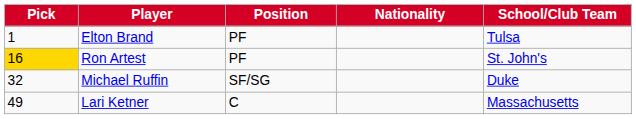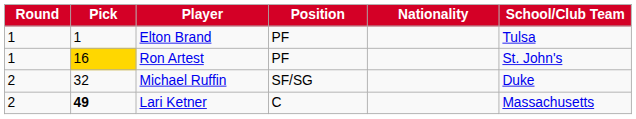+ column: (37, 15)
(15, 102) normal -> (81, 102) bold
